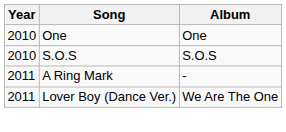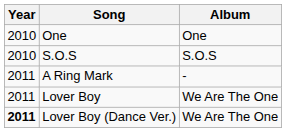+ row: (71, 96)
(21, 96) normal -> (21, 117) bold
